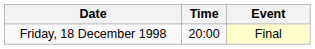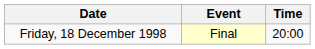columns swapped: (204, 14) <-> (268, 14)
